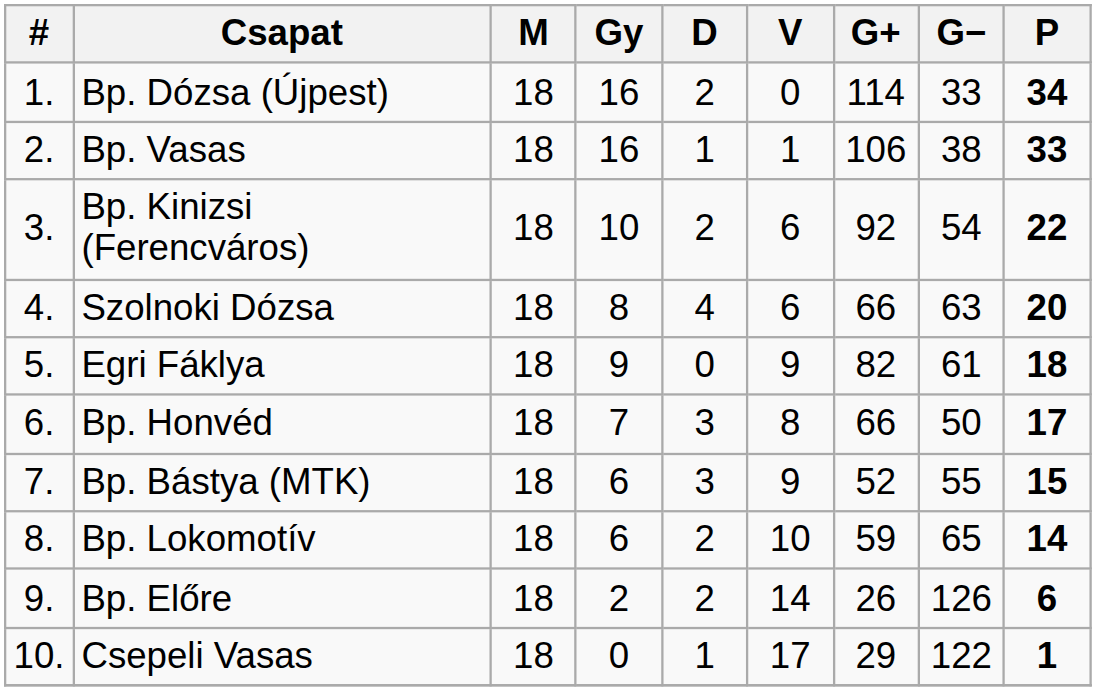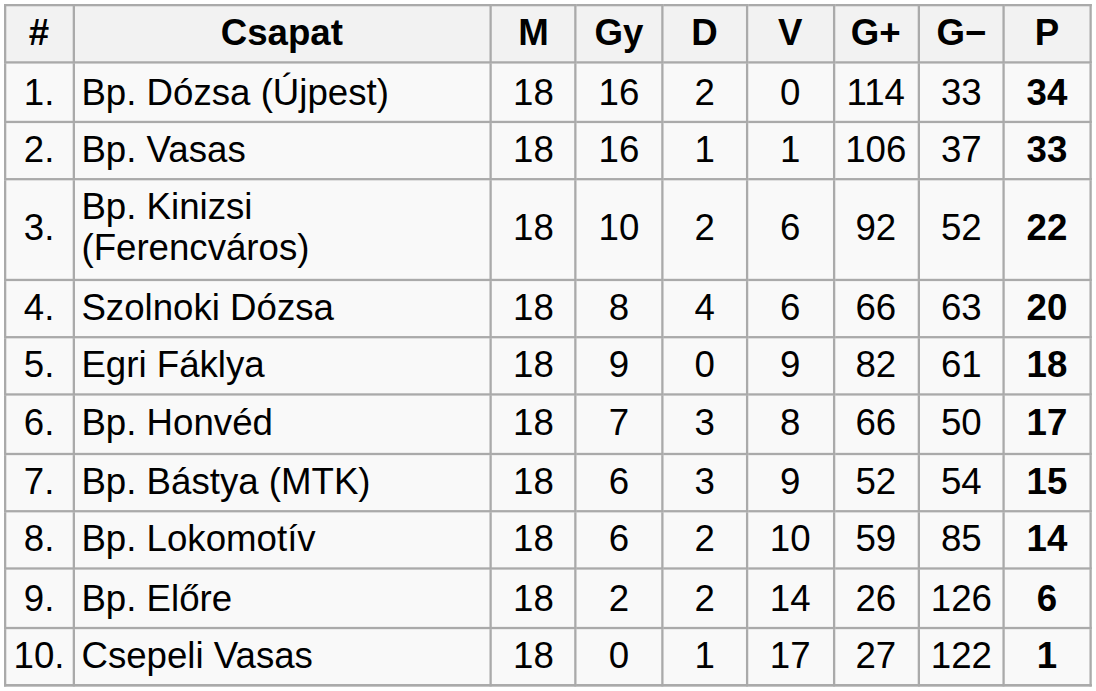(961, 149) 38 -> (961, 149) 37
(961, 228) 54 -> (961, 228) 52
(961, 481) 55 -> (961, 481) 54
(961, 539) 65 -> (961, 539) 85
(876, 655) 29 -> (876, 655) 27
